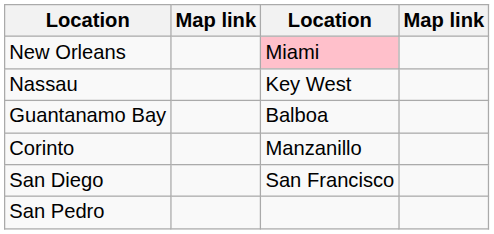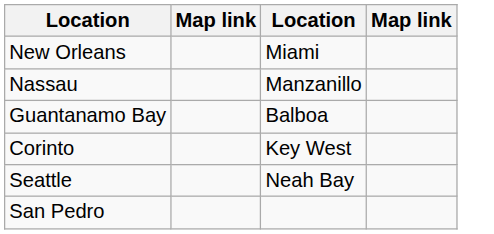(292, 52) pink background -> (292, 52) no background
(308, 84) Key West -> (314, 84) Manzanillo
(314, 148) Manzanillo -> (308, 148) Key West
- row: (56, 180)
+ row: (41, 180)
